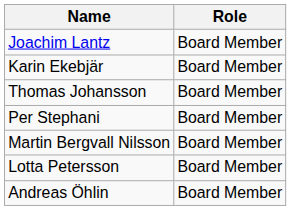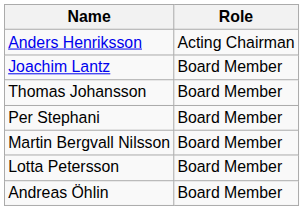+ row: (75, 42)
- row: (60, 67)
